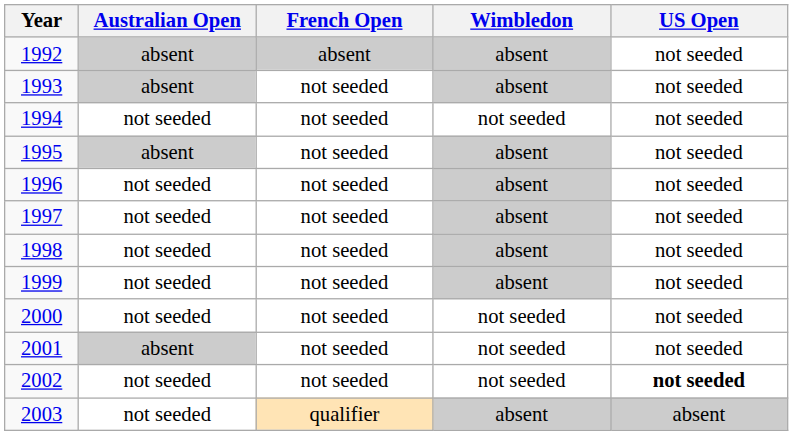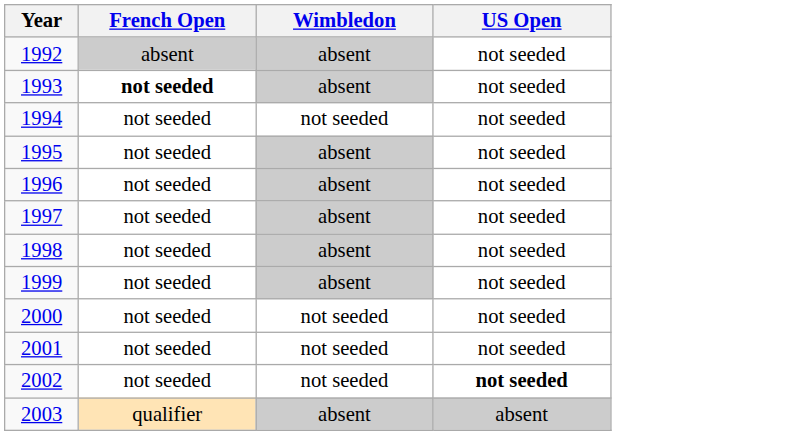- column: (167, 20)
(344, 86) normal -> (167, 86) bold
